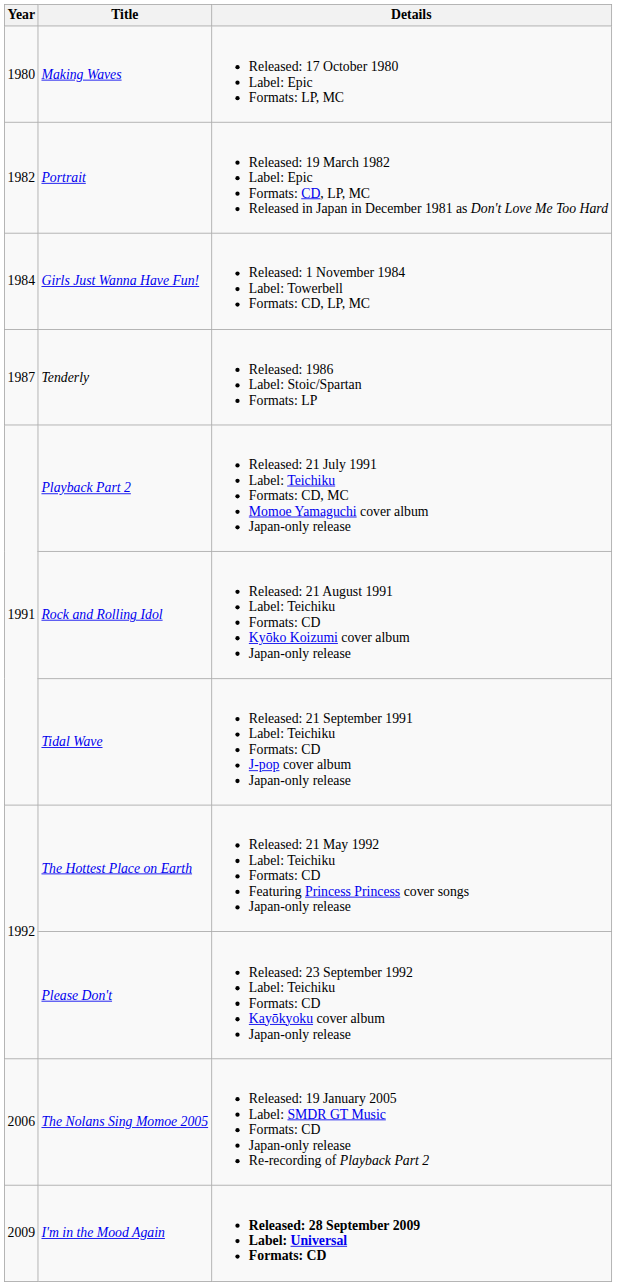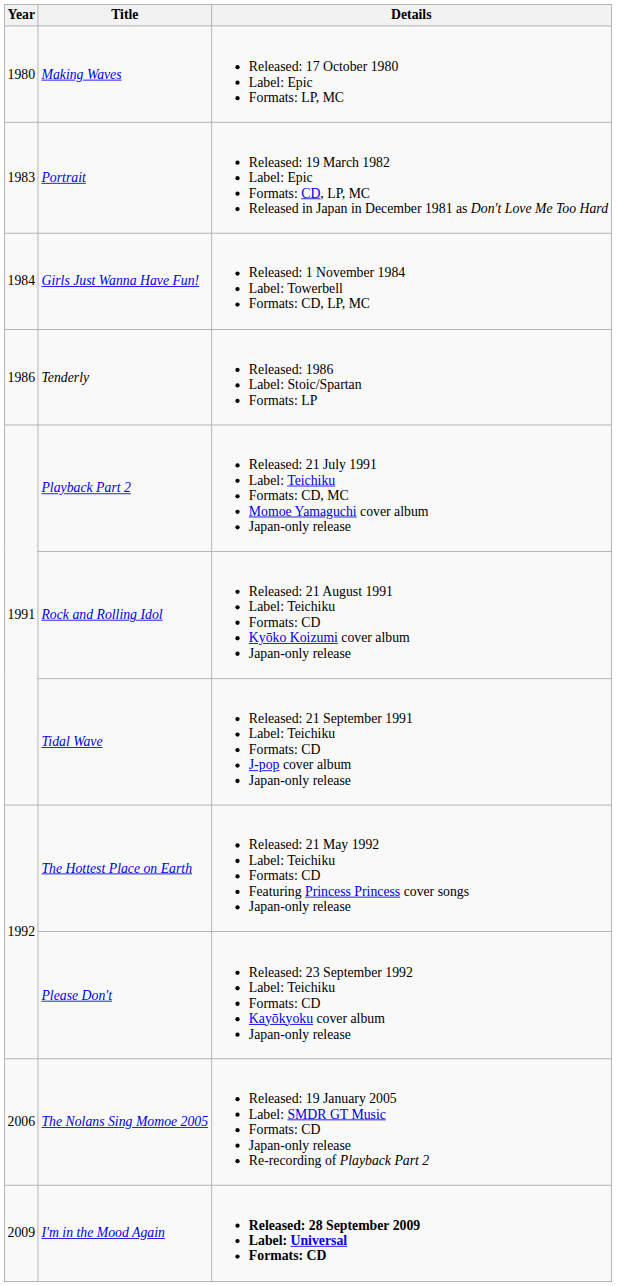(21, 177) 1982 -> (21, 177) 1983
(21, 377) 1987 -> (21, 377) 1986
